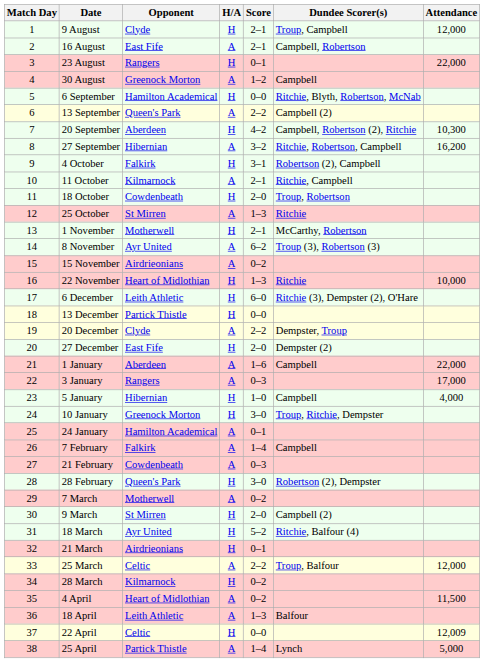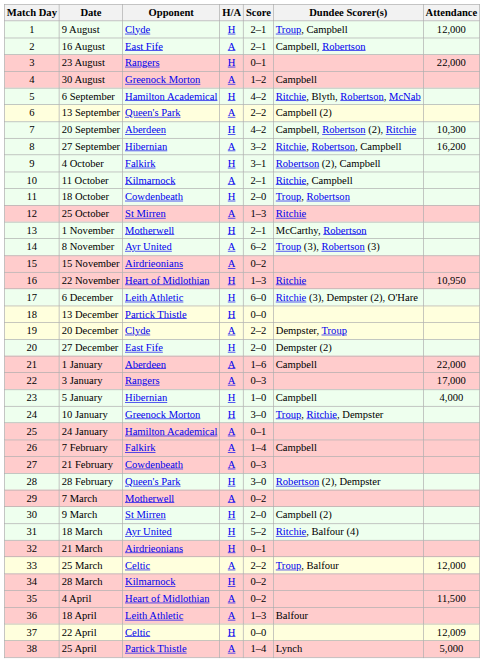(258, 96) 0–0 -> (258, 96) 4–2
(451, 280) 10,000 -> (451, 280) 10,950
